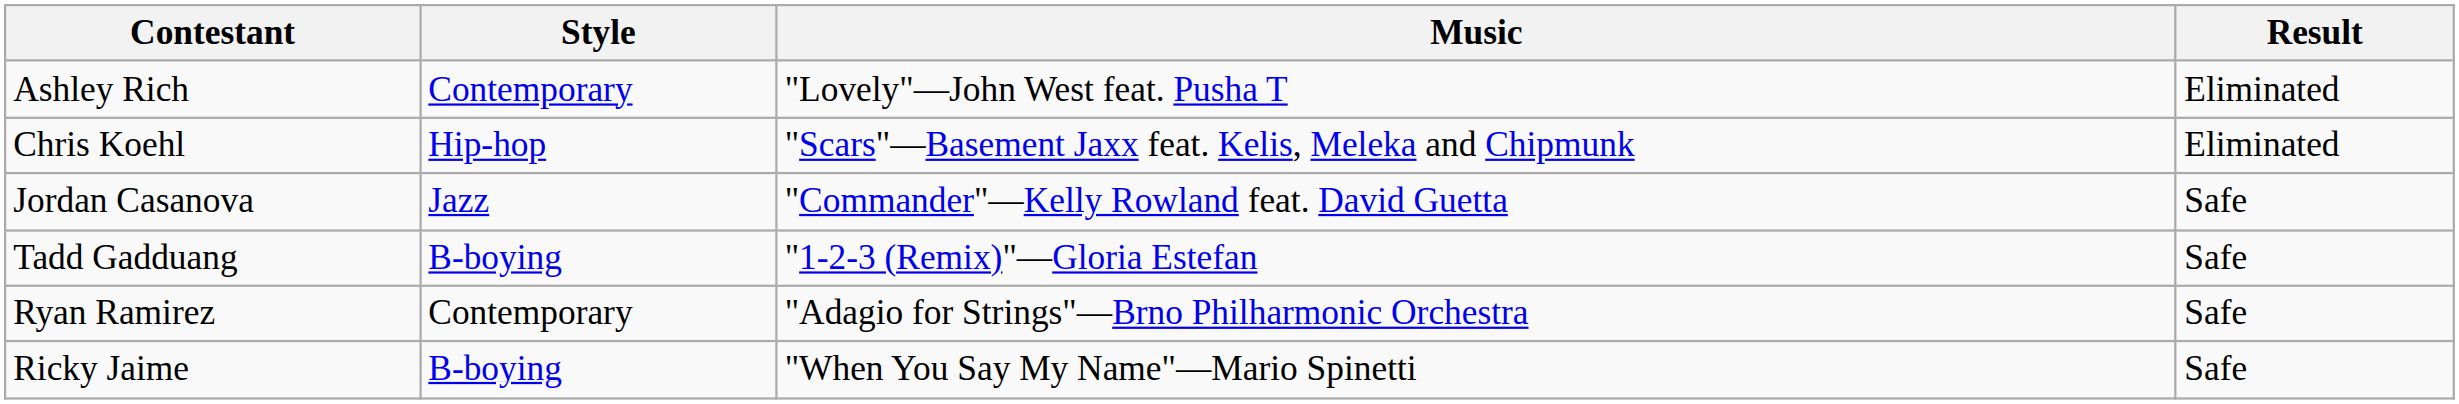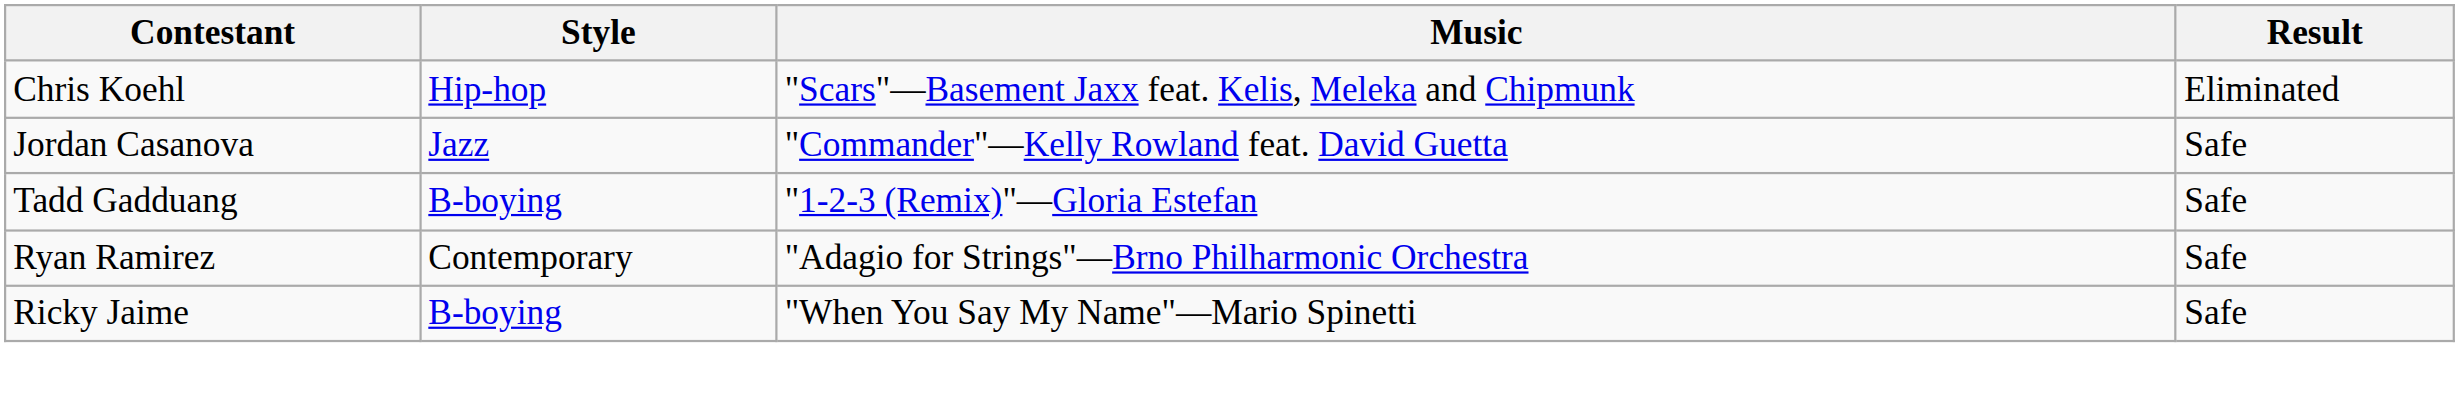- row: (101, 88)
